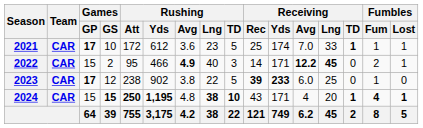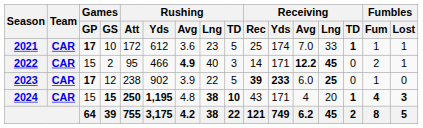(187, 81) 3.8 -> (187, 81) 3.9
(331, 81) normal -> (331, 81) bold
(404, 98) 1 -> (404, 98) 3
